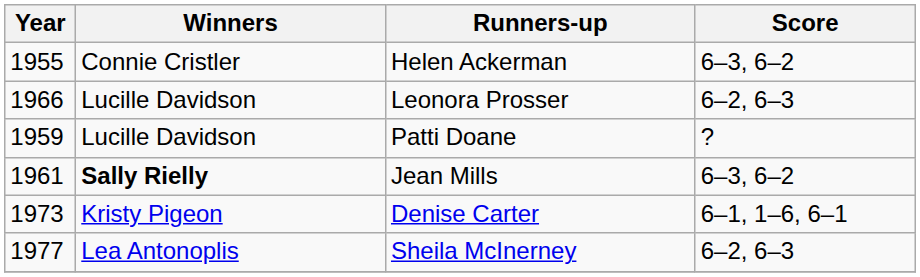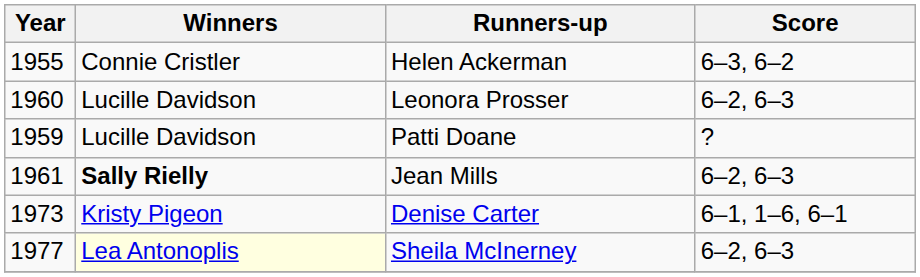(37, 99) 1966 -> (37, 99) 1960
(747, 175) 6–3, 6–2 -> (747, 175) 6–2, 6–3
(160, 251) no background -> (160, 251) lightyellow background
